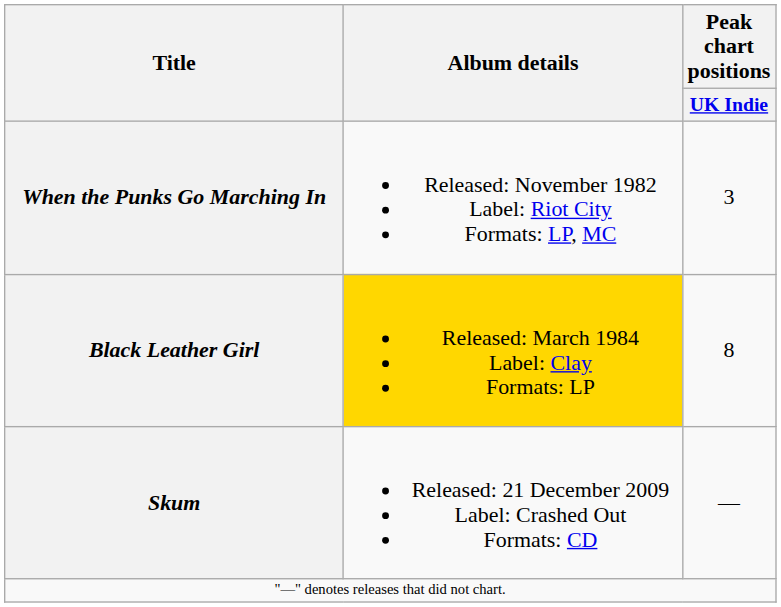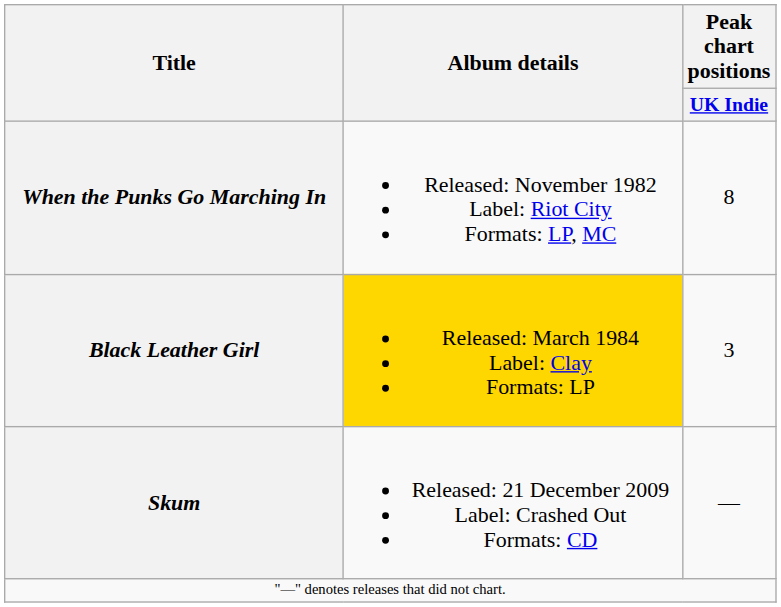(729, 197) 3 -> (729, 197) 8
(729, 349) 8 -> (729, 349) 3
